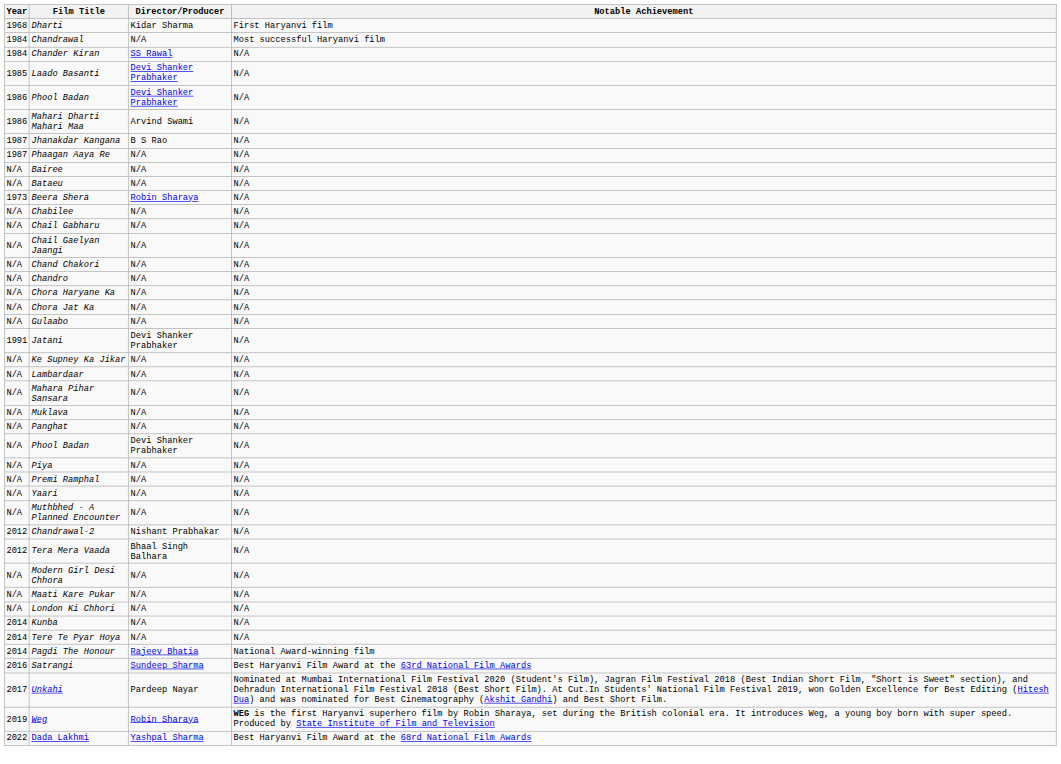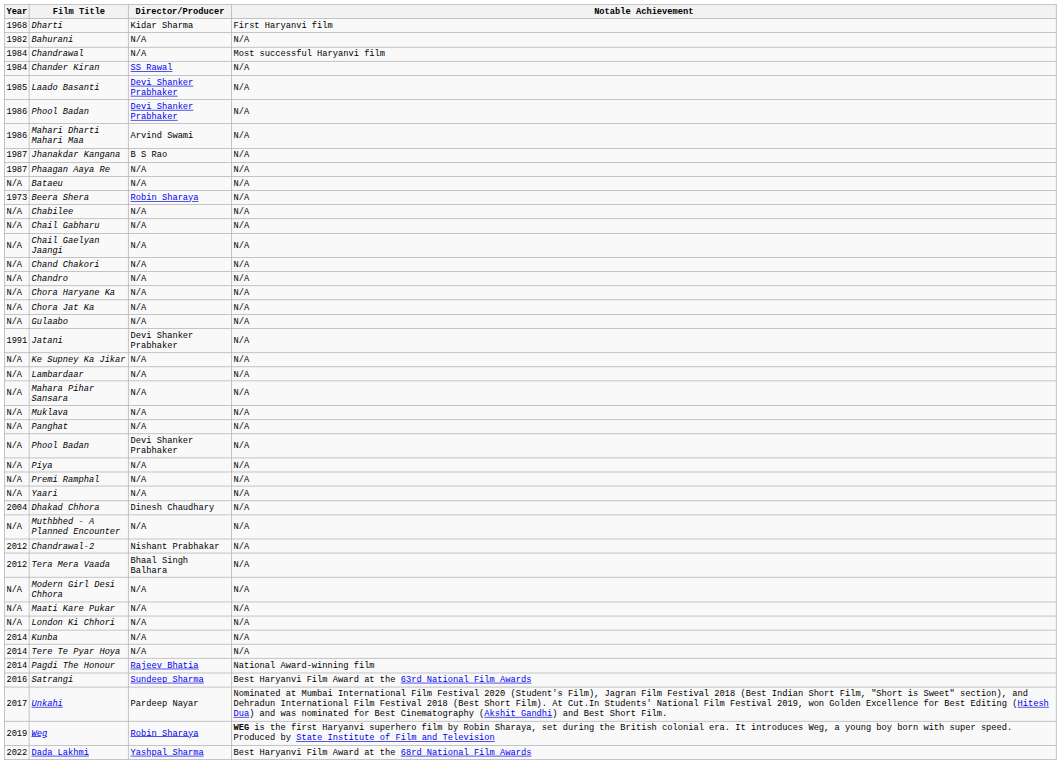+ row: (17, 40)
- row: (14, 169)
+ row: (17, 508)
